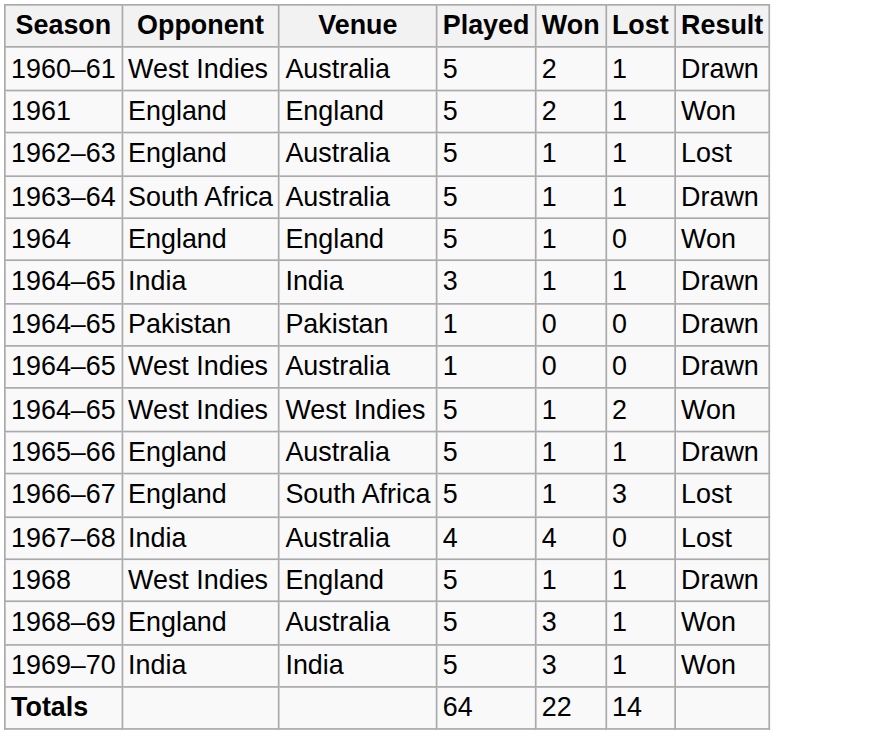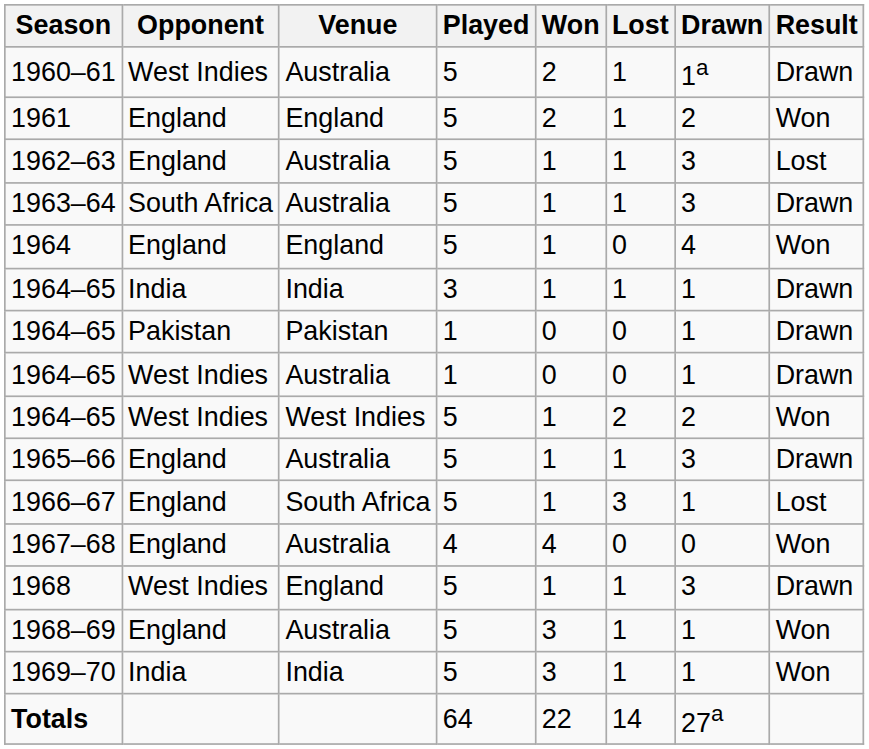+ column: (722, 25)
(157, 537) India -> (177, 544) England
(707, 537) Lost -> (803, 544) Won
